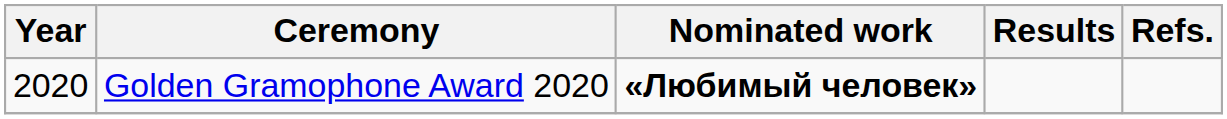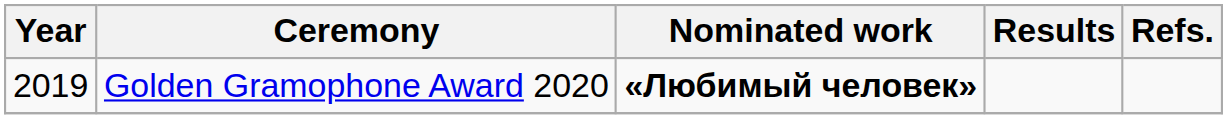(51, 85) 2020 -> (51, 85) 2019
